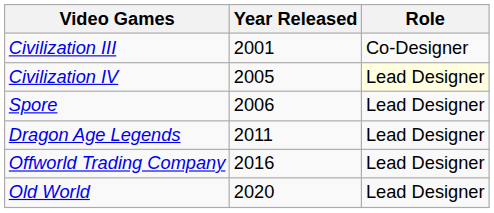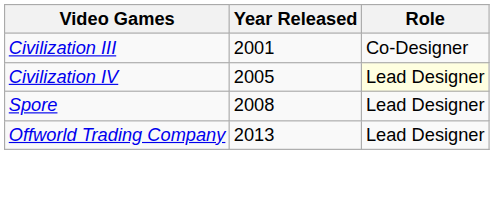(254, 105) 2006 -> (254, 105) 2008
- row: (95, 134)
(254, 163) 2016 -> (254, 134) 2013
- row: (49, 192)
